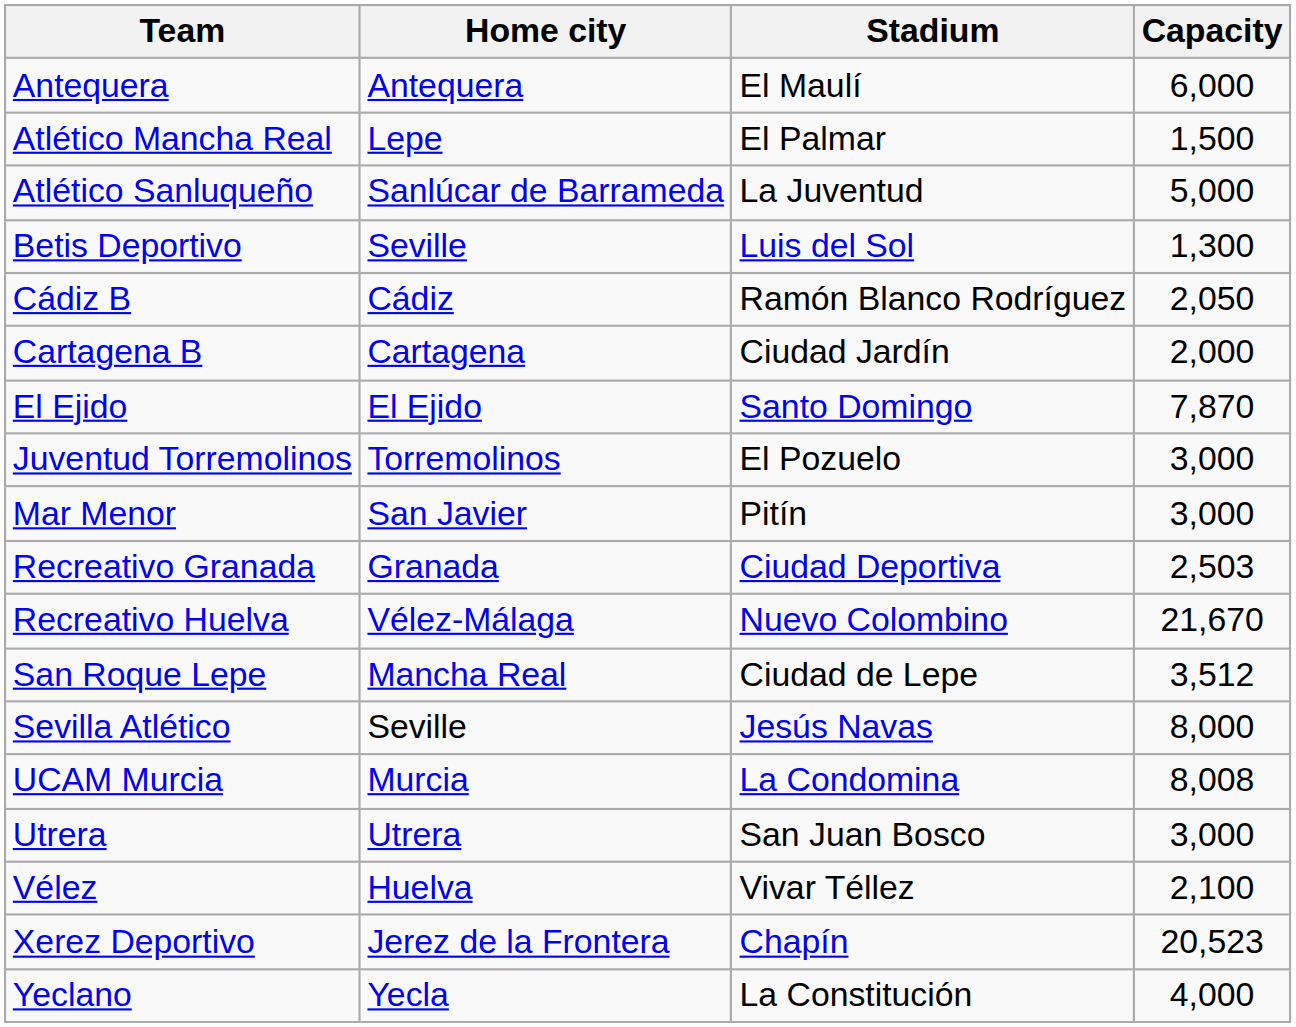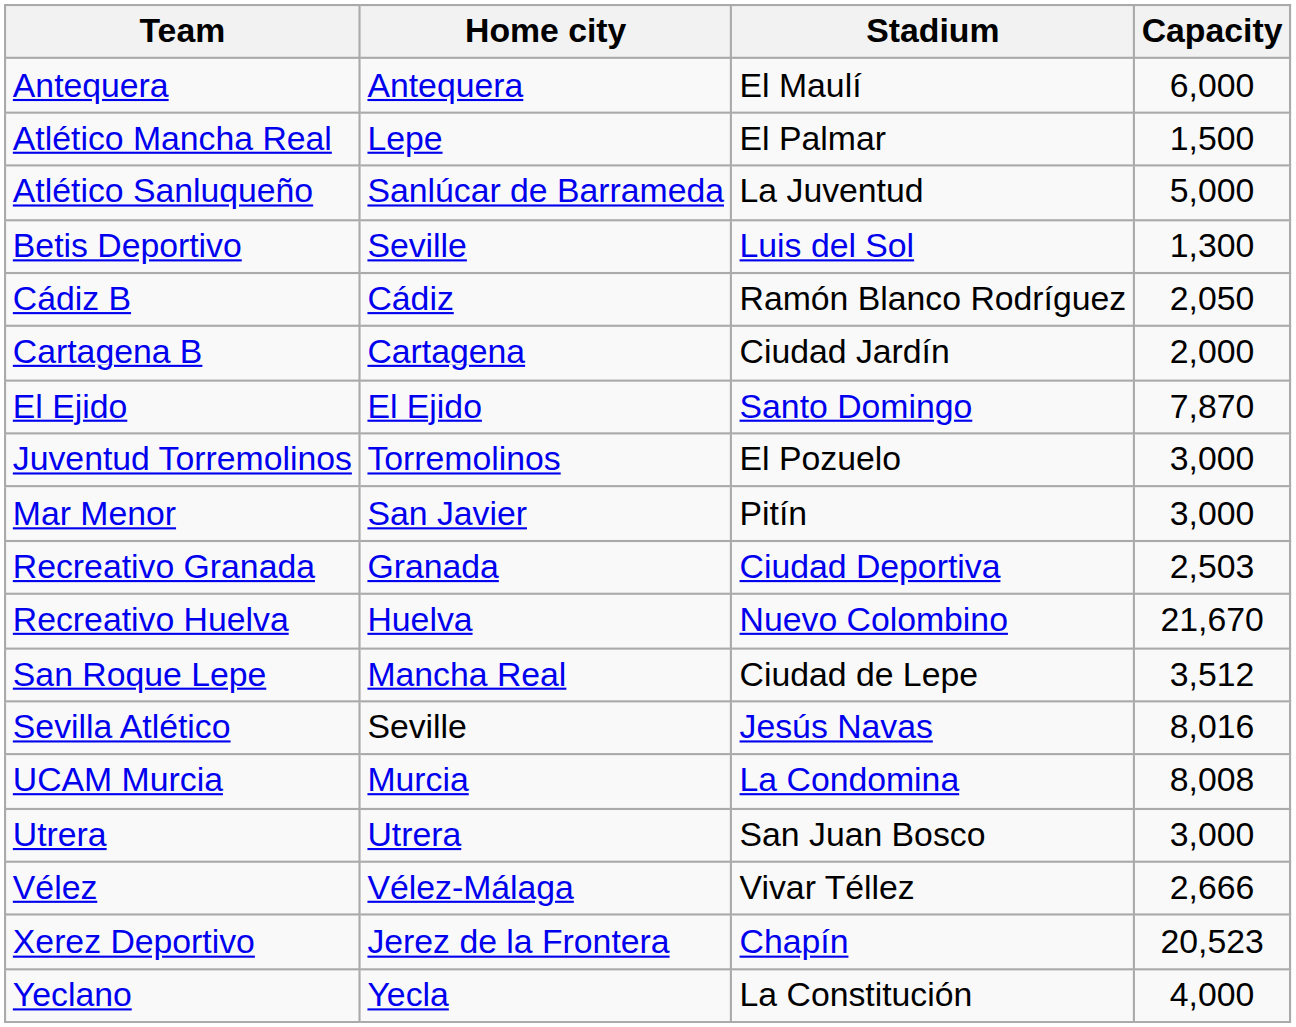(471, 620) Vélez-Málaga -> (420, 620) Huelva
(1212, 727) 8,000 -> (1212, 727) 8,016
(420, 887) Huelva -> (471, 887) Vélez-Málaga
(1212, 887) 2,100 -> (1212, 887) 2,666
